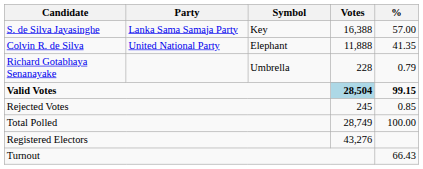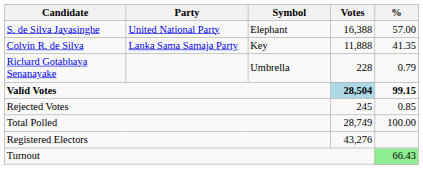(183, 29) Lanka Sama Samaja Party -> (174, 29) United National Party
(259, 29) Key -> (269, 29) Elephant
(174, 45) United National Party -> (183, 45) Lanka Sama Samaja Party
(269, 45) Elephant -> (259, 45) Key
(404, 156) no background -> (404, 156) lightgreen background
